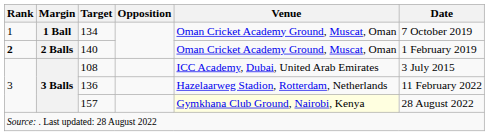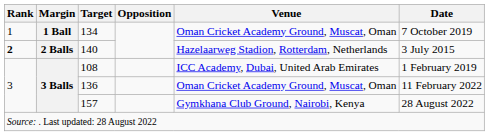(286, 49) Oman Cricket Academy Ground, Muscat, Oman -> (282, 49) Hazelaarweg Stadion, Rotterdam, Netherlands
(439, 49) 1 February 2019 -> (428, 49) 3 July 2015
(428, 67) 3 July 2015 -> (439, 67) 1 February 2019
(282, 85) Hazelaarweg Stadion, Rotterdam, Netherlands -> (286, 85) Oman Cricket Academy Ground, Muscat, Oman
(270, 103) lightyellow background -> (270, 103) no background
